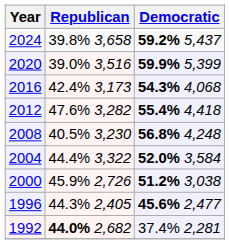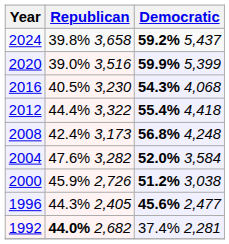(90, 87) 42.4% 3,173 -> (90, 87) 40.5% 3,230
(90, 110) 47.6% 3,282 -> (90, 110) 44.4% 3,322
(90, 134) 40.5% 3,230 -> (90, 134) 42.4% 3,173
(90, 157) 44.4% 3,322 -> (90, 157) 47.6% 3,282
